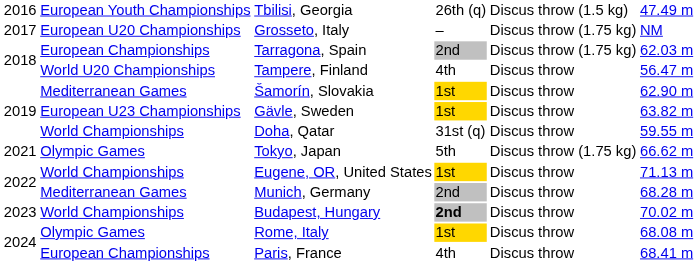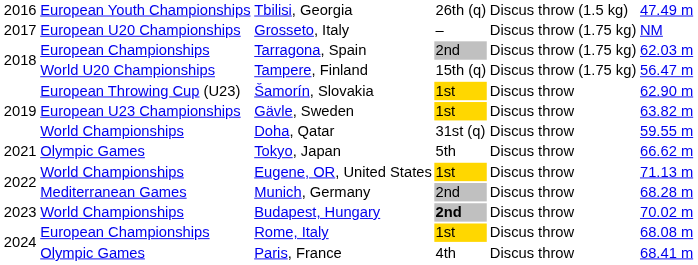(446, 70) 4th -> (461, 70) 15th (q)
(532, 70) Discus throw -> (563, 70) Discus throw (1.75 kg)
(113, 91) Mediterranean Games -> (140, 91) European Throwing Cup (U23)
(563, 151) Discus throw (1.75 kg) -> (532, 151) Discus throw
(93, 232) Olympic Games -> (125, 232) European Championships
(125, 252) European Championships -> (93, 252) Olympic Games
